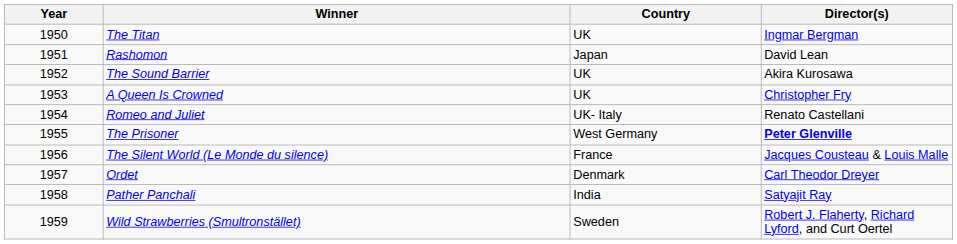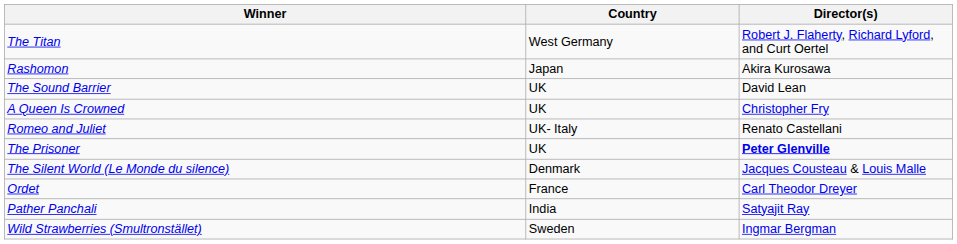- column: (54, 14)
(582, 34) UK -> (571, 41) West Germany
(811, 34) Ingmar Bergman -> (838, 41) Robert J. Flaherty, Richard Lyford, and Curt Oertel
(796, 54) David Lean -> (786, 68) Akira Kurosawa
(808, 74) Akira Kurosawa -> (774, 88) David Lean
(615, 134) West Germany -> (538, 149) UK
(593, 154) France -> (554, 169) Denmark
(599, 174) Denmark -> (549, 189) France
(839, 222) Robert J. Flaherty, Richard Lyford, and Curt Oertel -> (789, 229) Ingmar Bergman
